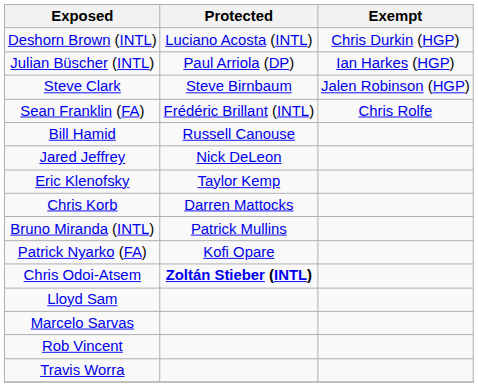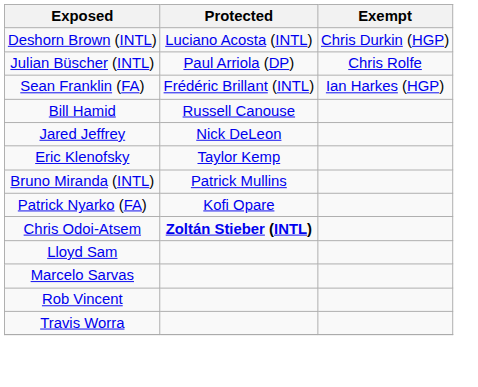(395, 63) Ian Harkes (HGP) -> (385, 63) Chris Rolfe
- row: (82, 87)
(395, 110) Chris Rolfe -> (385, 87) Ian Harkes (HGP)
- row: (82, 205)
